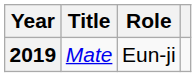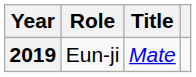columns swapped: (89, 21) <-> (149, 21)
